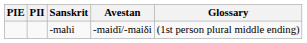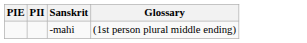- column: (122, 13)
